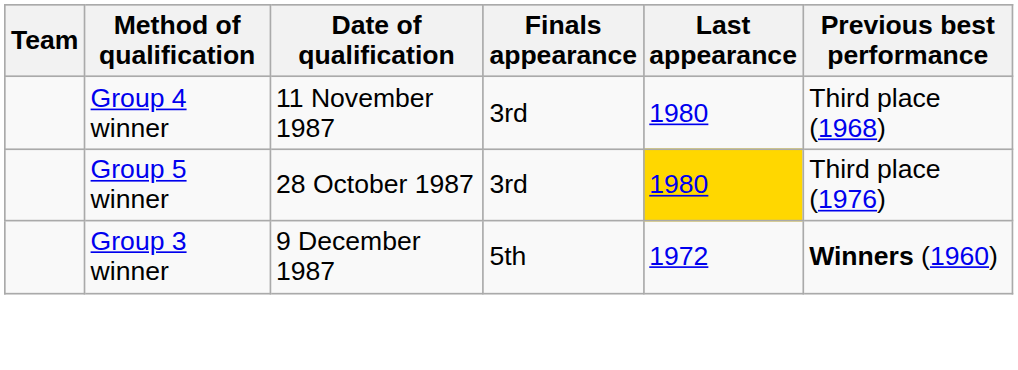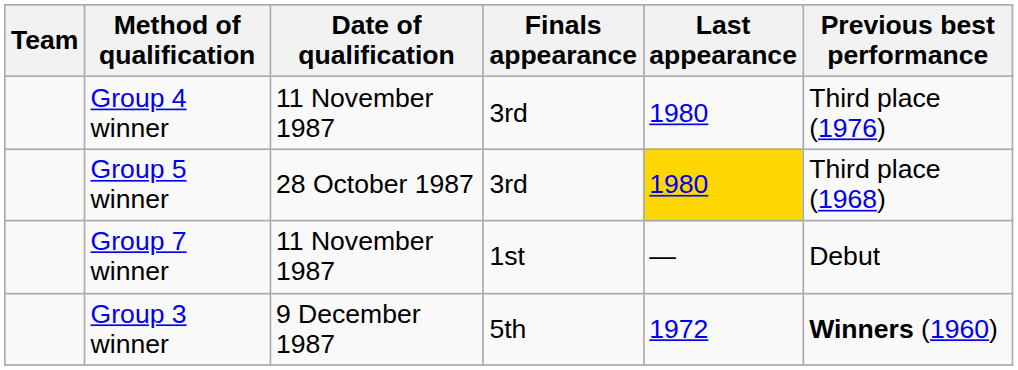(875, 112) Third place (1968) -> (875, 112) Third place (1976)
(875, 184) Third place (1976) -> (875, 184) Third place (1968)
+ row: (139, 256)
